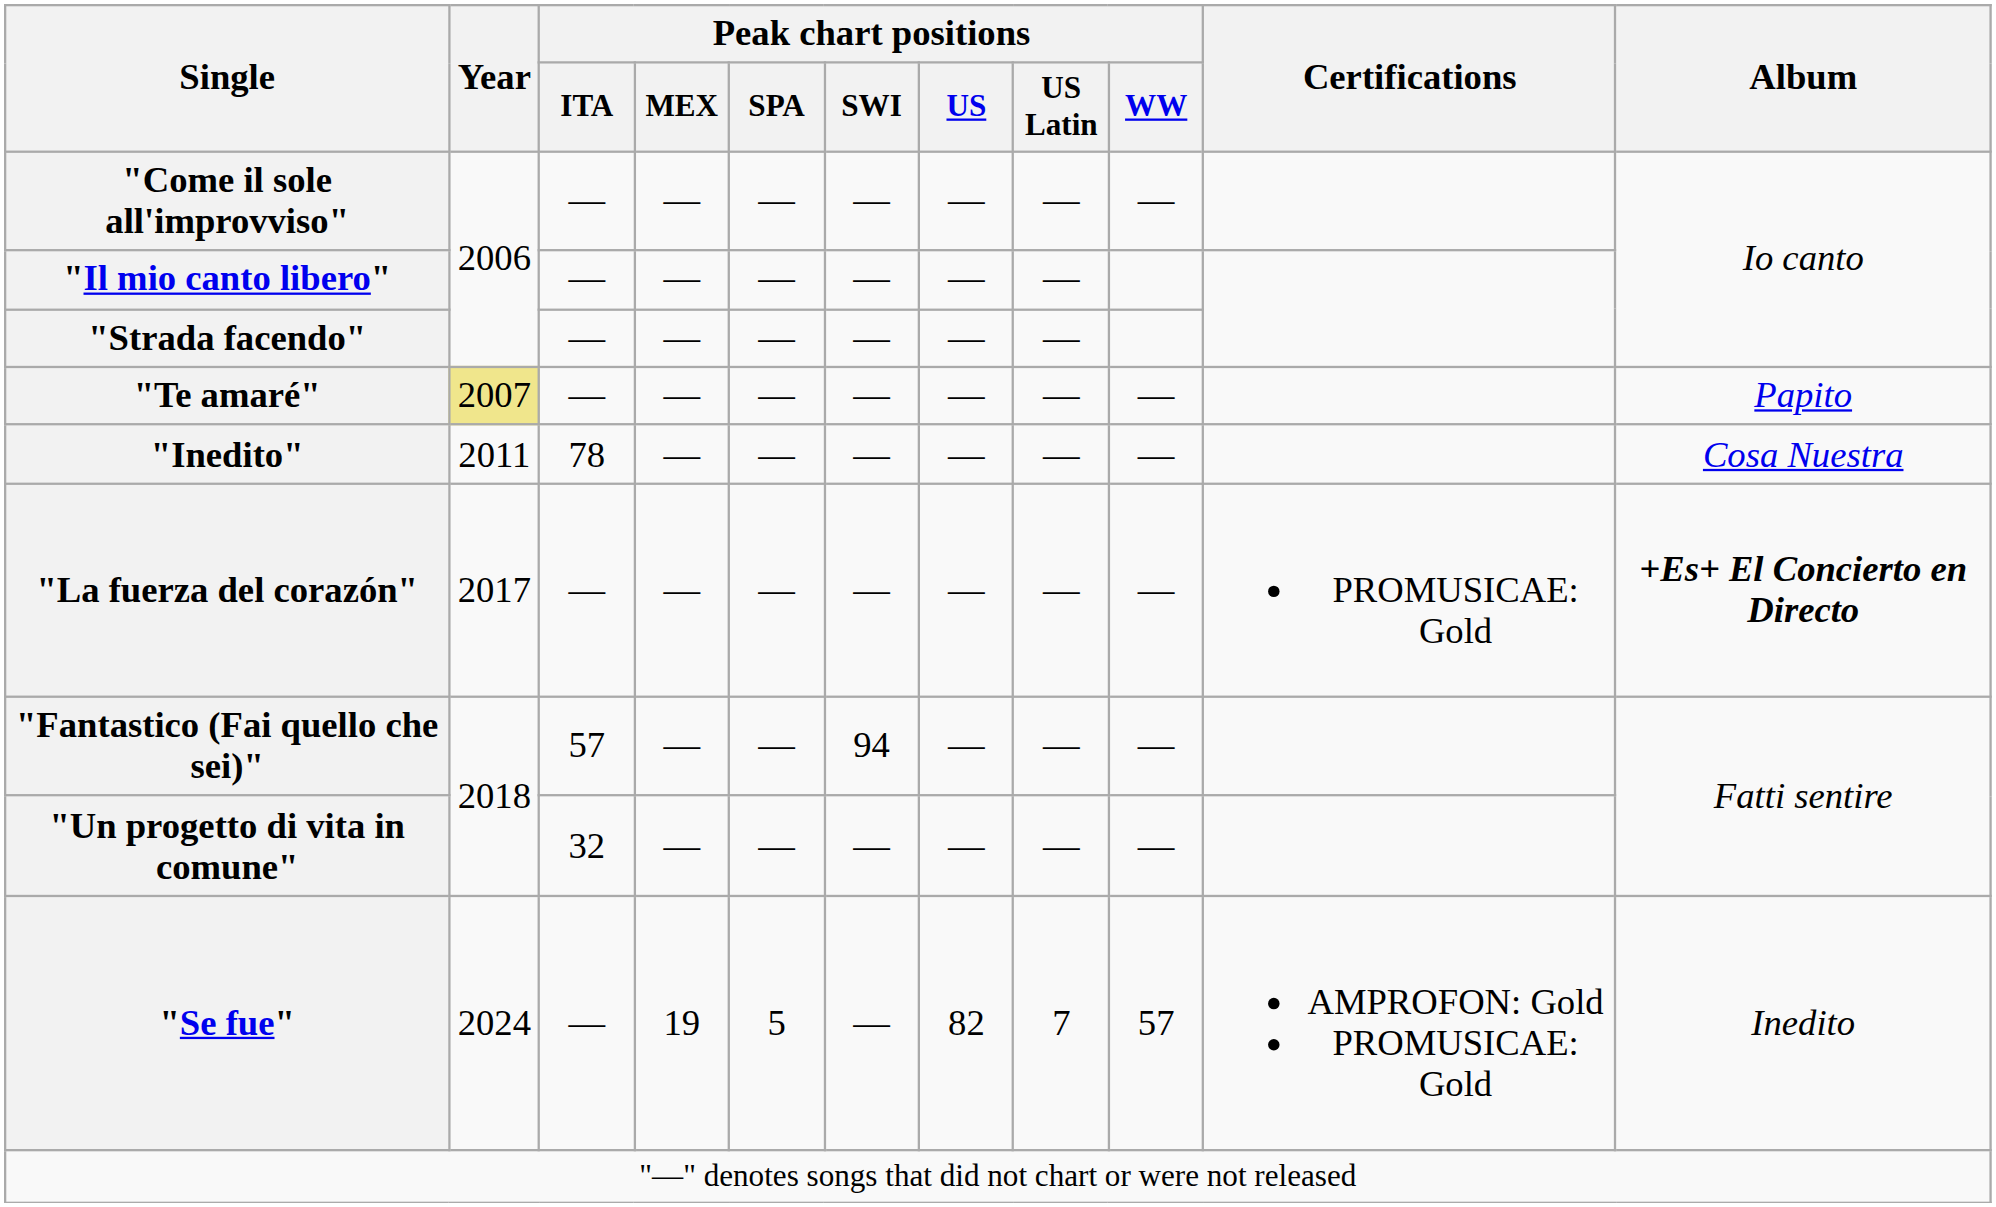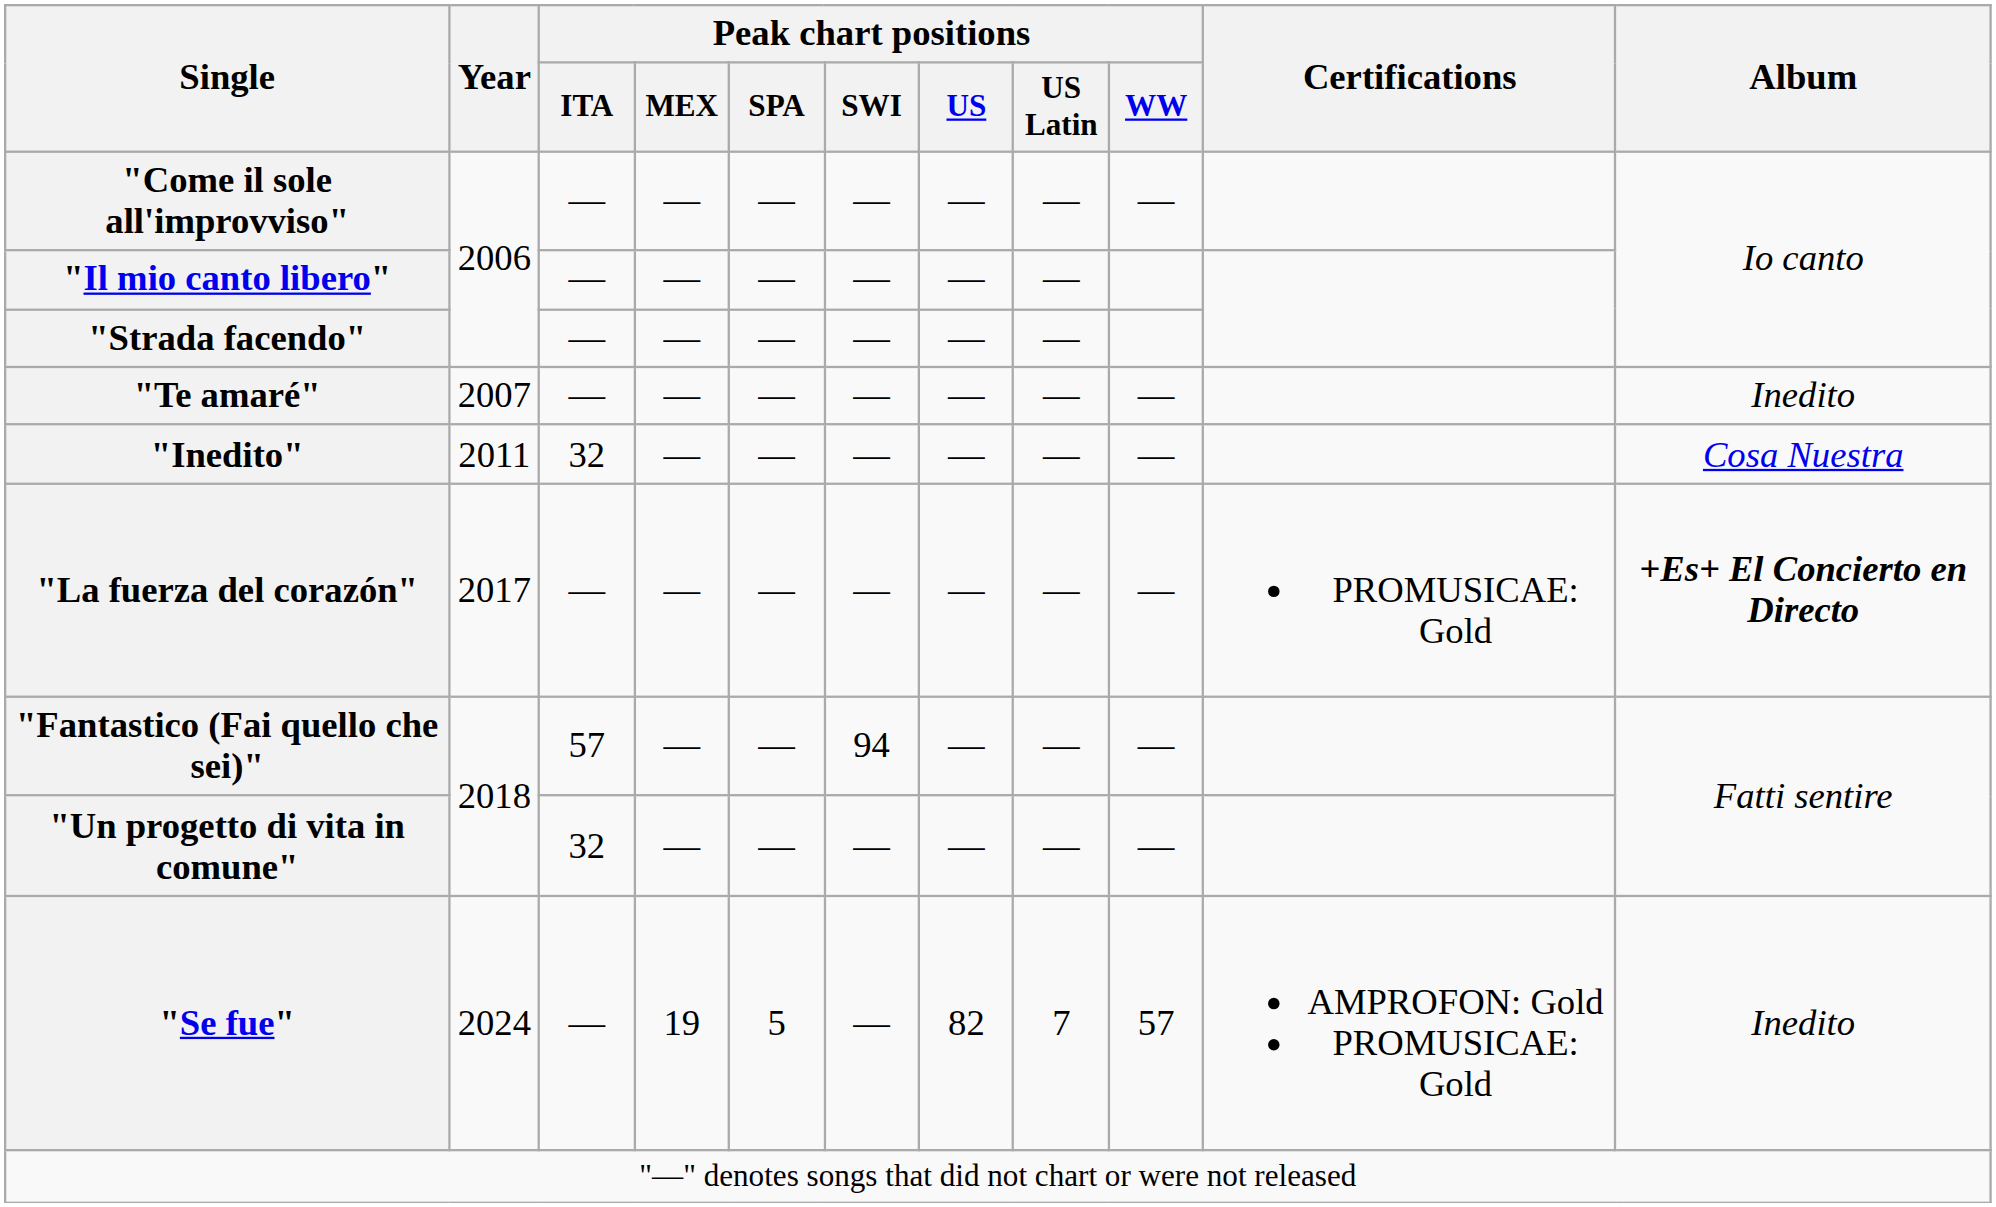(494, 395) khaki background -> (494, 395) no background
(1803, 395) Papito -> (1803, 395) Inedito
(587, 453) 78 -> (587, 453) 32
